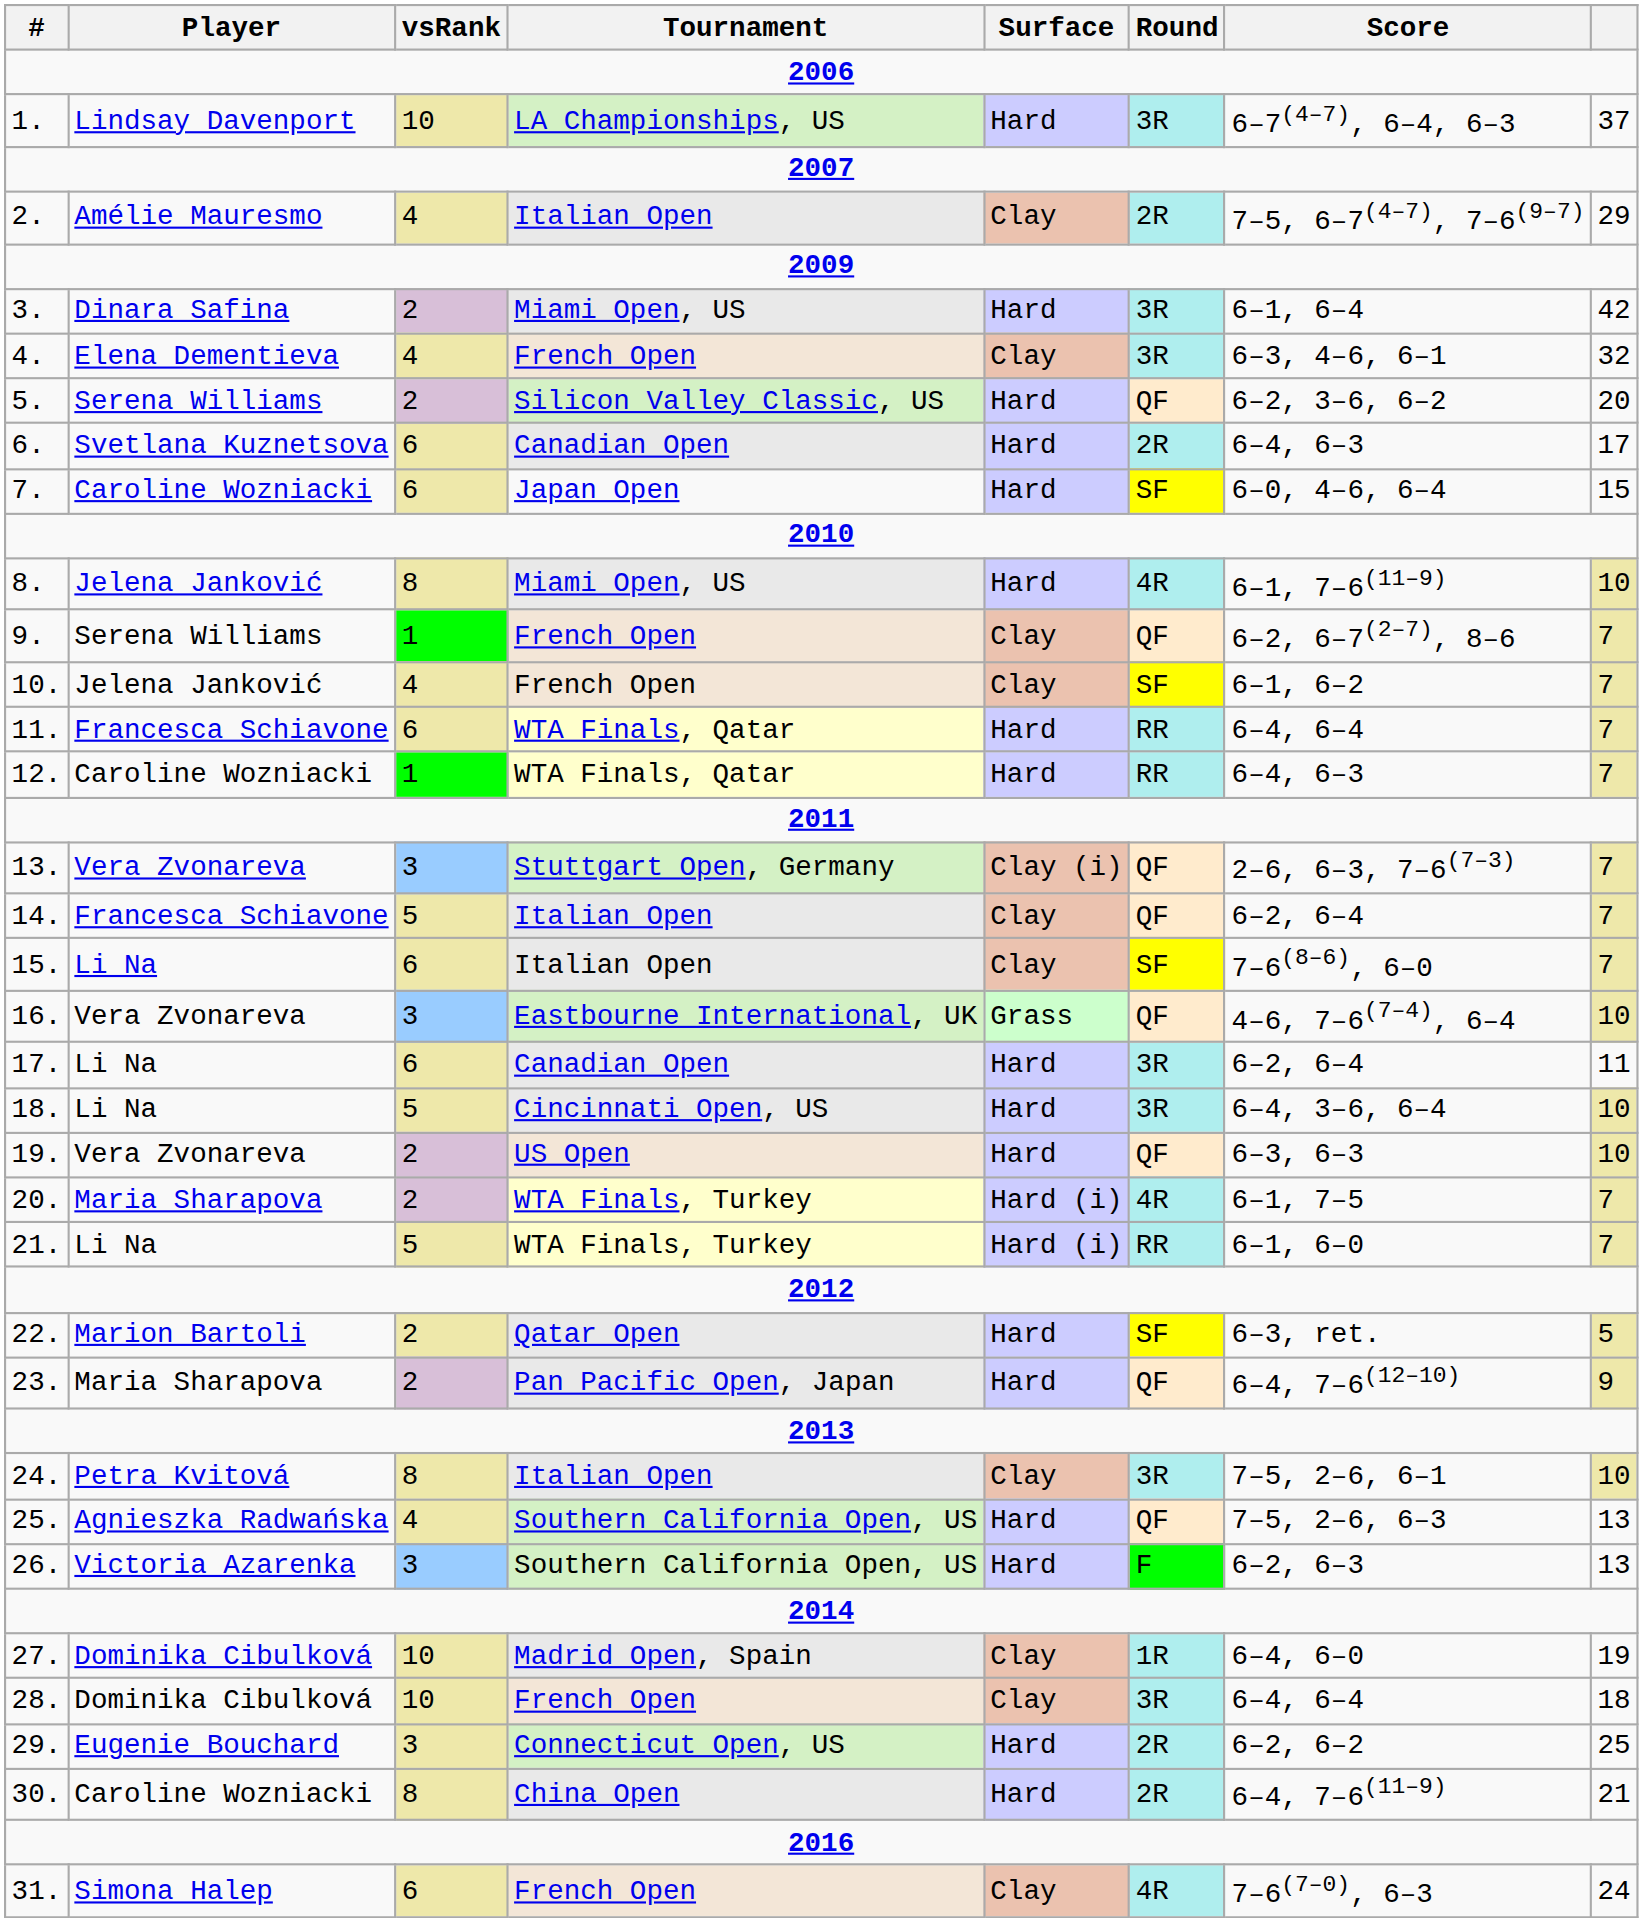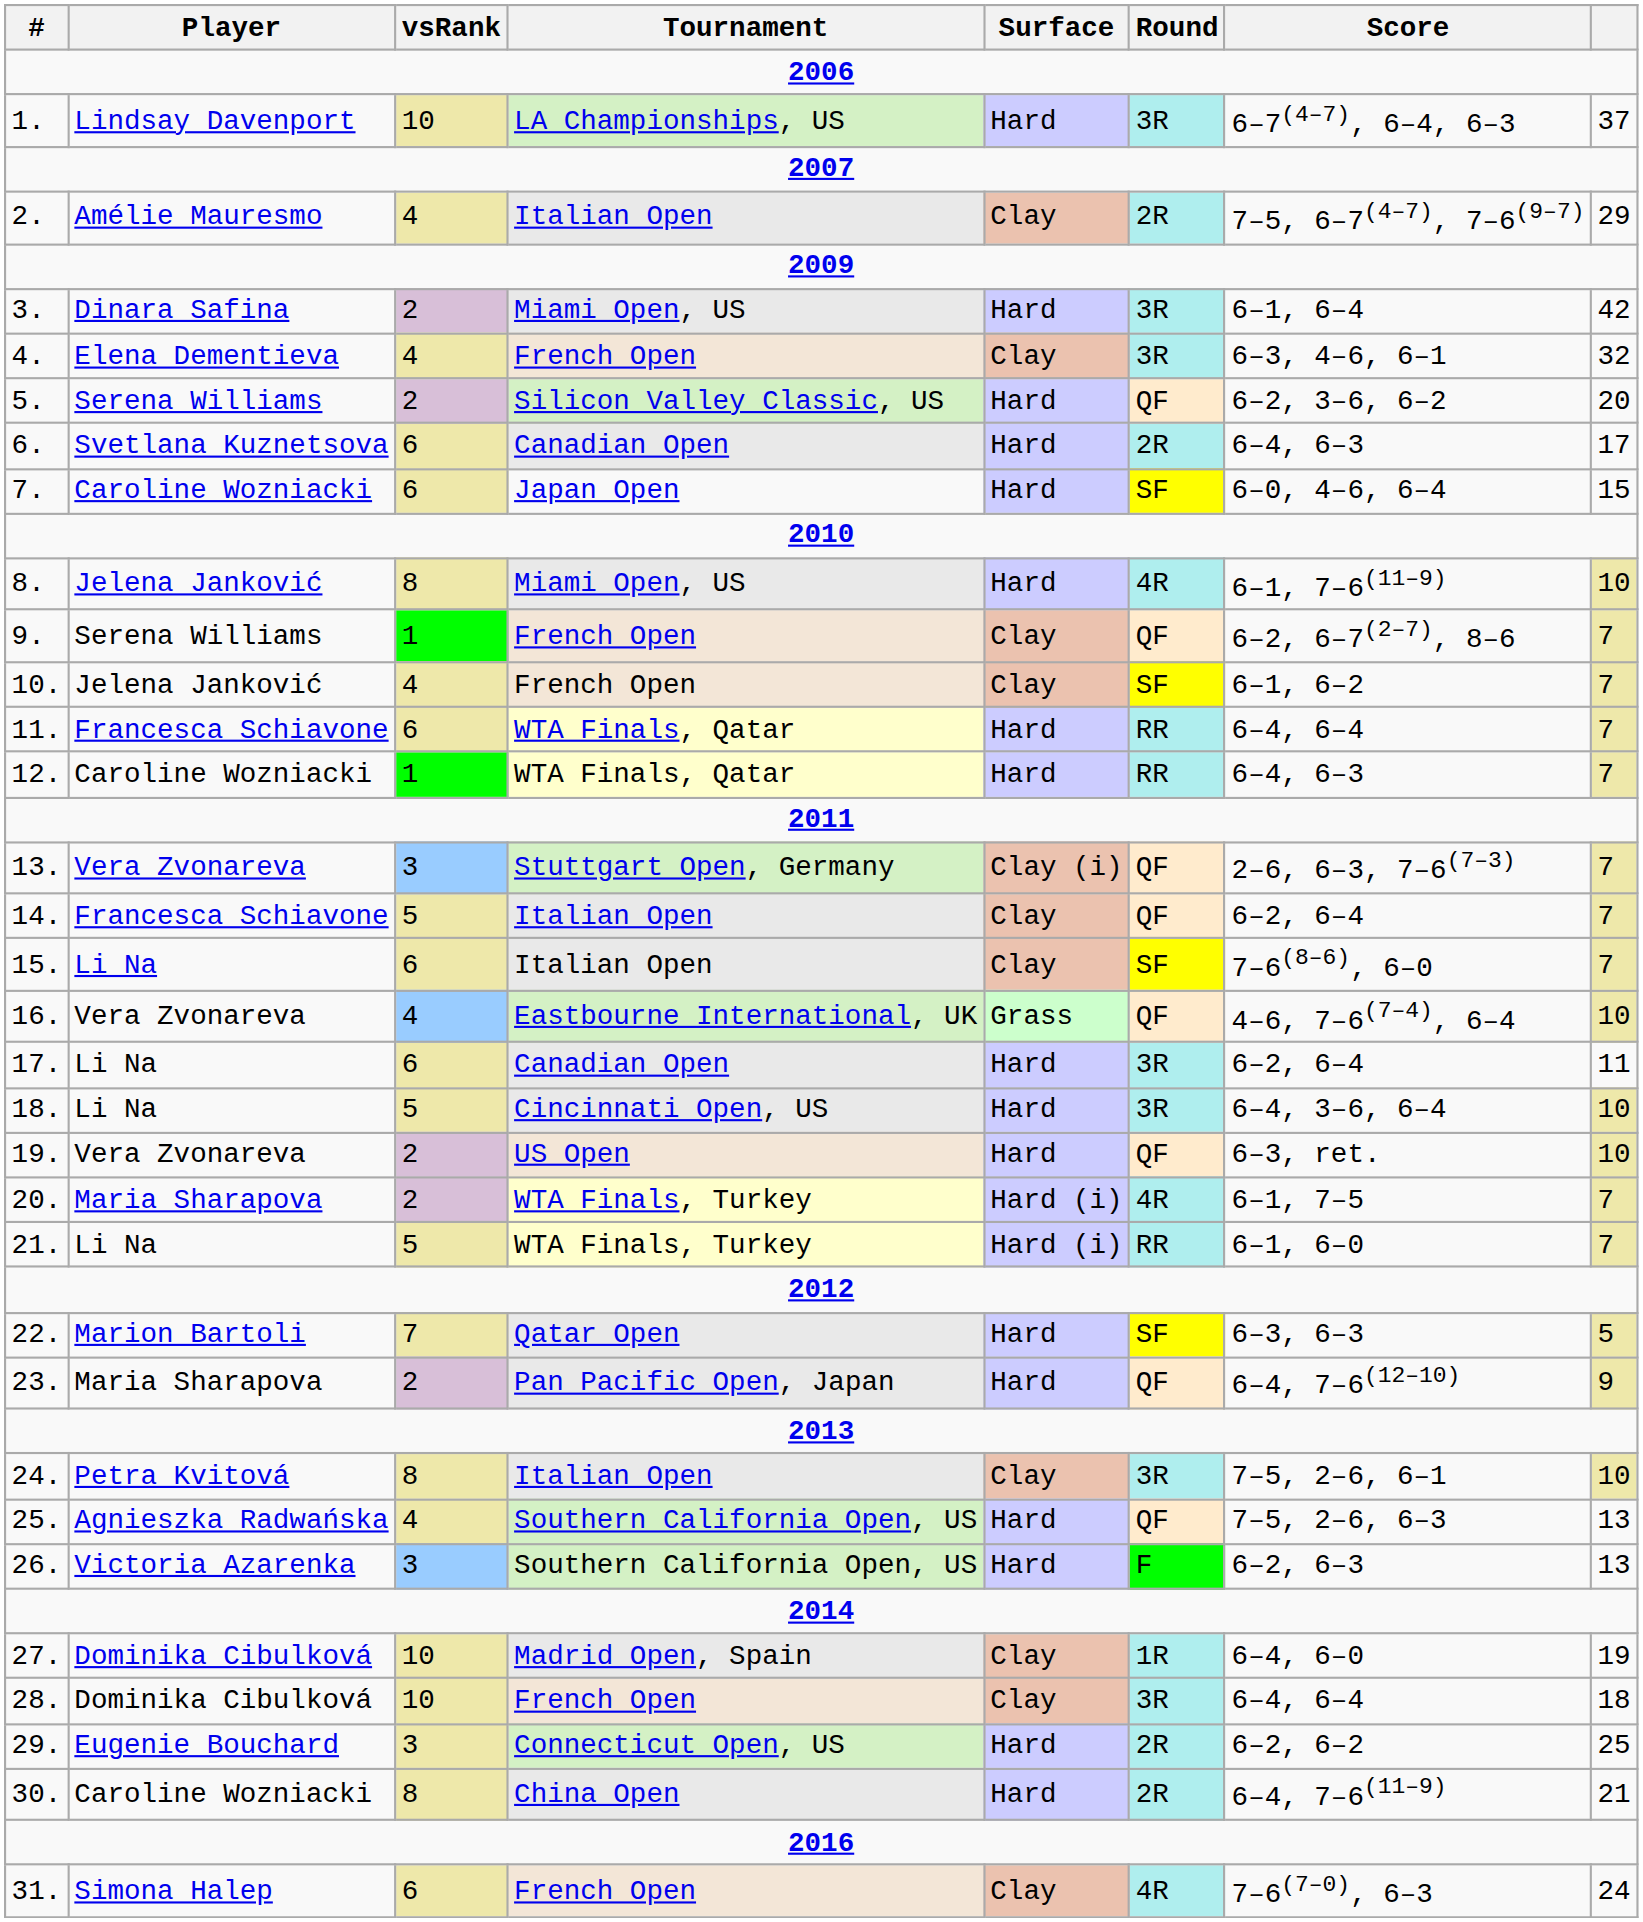(410, 1017) 3 -> (410, 1017) 4
(1298, 1155) 6–3, 6–3 -> (1306, 1155) 6–3, ret.
(410, 1335) 2 -> (410, 1335) 7
(1306, 1335) 6–3, ret. -> (1298, 1335) 6–3, 6–3
